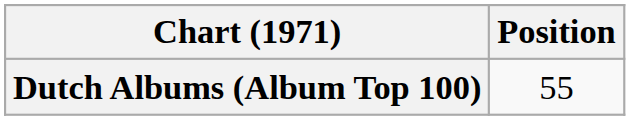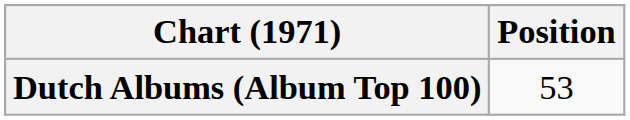(556, 86) 55 -> (556, 86) 53
